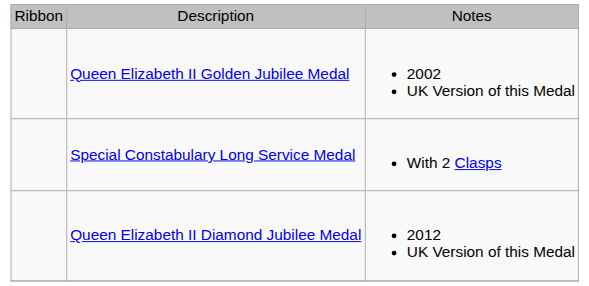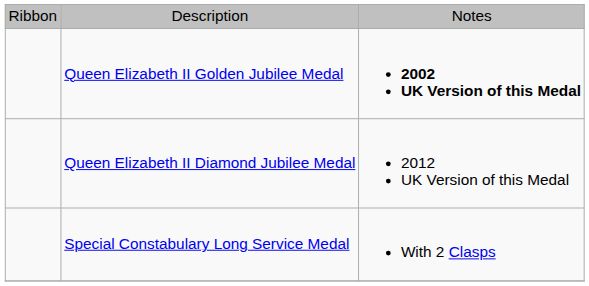(472, 82) normal -> (472, 82) bold
rows swapped: (216, 235) <-> (213, 154)
